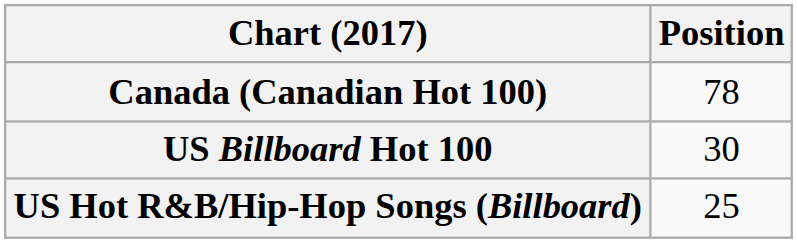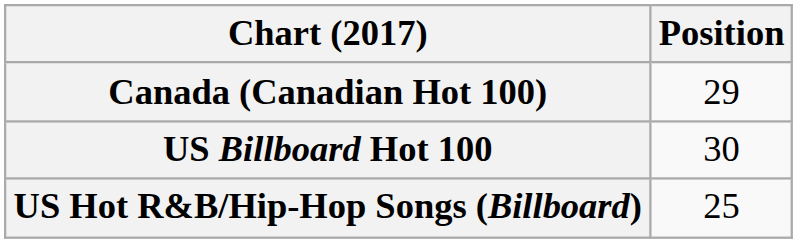(722, 91) 78 -> (722, 91) 29
